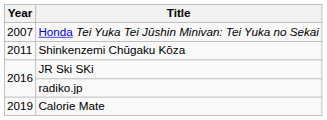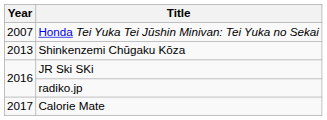(20, 50) 2011 -> (20, 50) 2013
(20, 106) 2019 -> (20, 106) 2017
